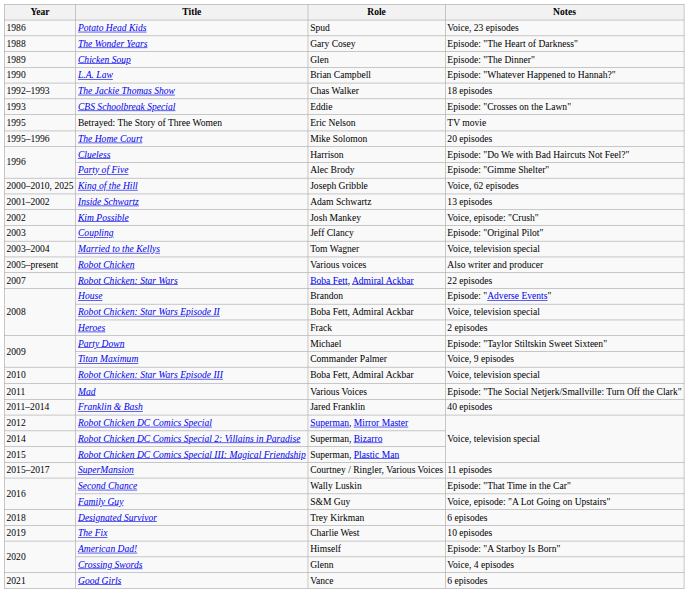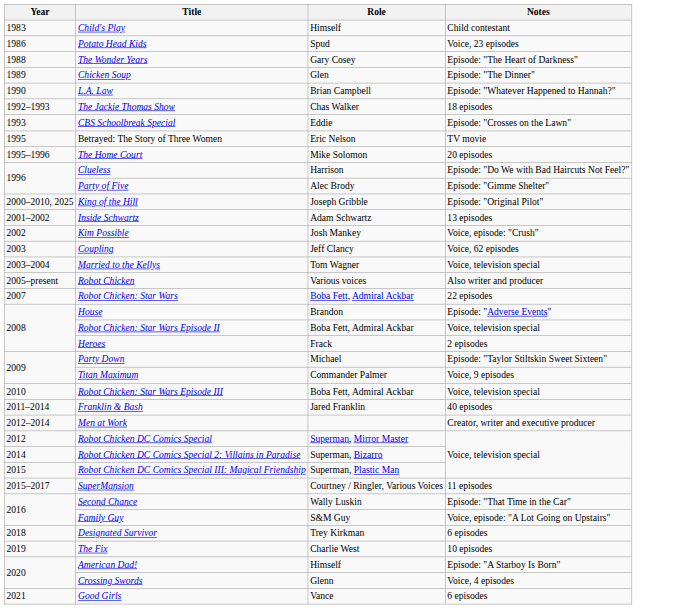+ row: (101, 28)
(483, 186) Voice, 62 episodes -> (495, 202) Episode: "Original Pilot"
(495, 233) Episode: "Original Pilot" -> (483, 249) Voice, 62 episodes
- row: (87, 391)
+ row: (103, 423)
